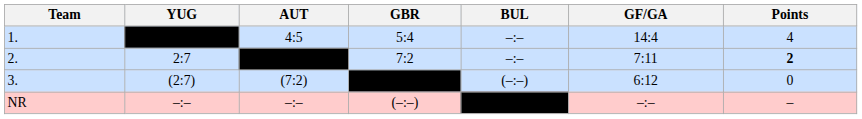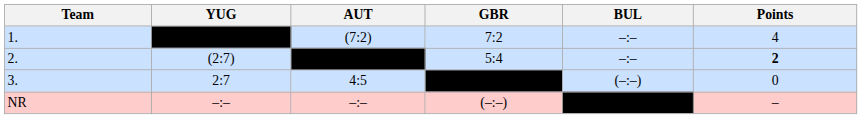- column: (646, 15)
(294, 37) 4:5 -> (358, 37) (7:2)
(405, 37) 5:4 -> (494, 37) 7:2
(182, 59) 2:7 -> (221, 59) (2:7)
(405, 59) 7:2 -> (494, 59) 5:4
(182, 80) (2:7) -> (221, 80) 2:7
(294, 80) (7:2) -> (358, 80) 4:5
